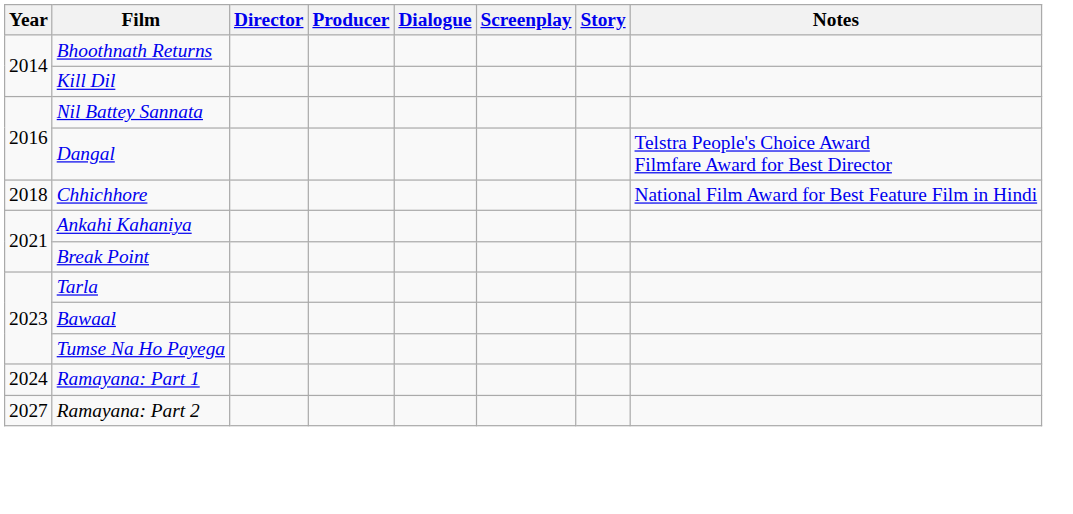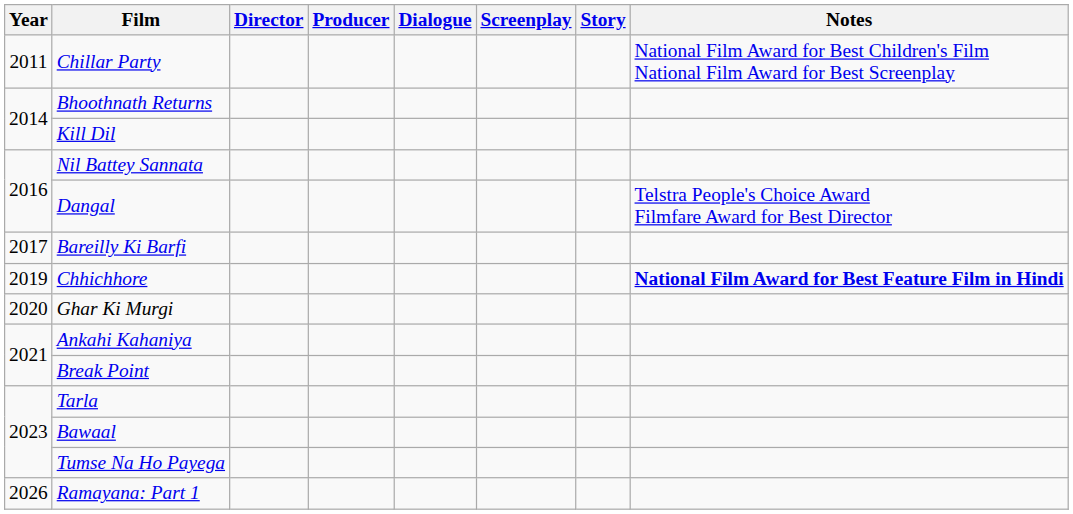+ row: (109, 61)
+ row: (121, 247)
(28, 195) 2018 -> (28, 278) 2019
(836, 195) normal -> (849, 278) bold
+ row: (115, 309)
(28, 379) 2024 -> (28, 493) 2026
- row: (128, 410)
